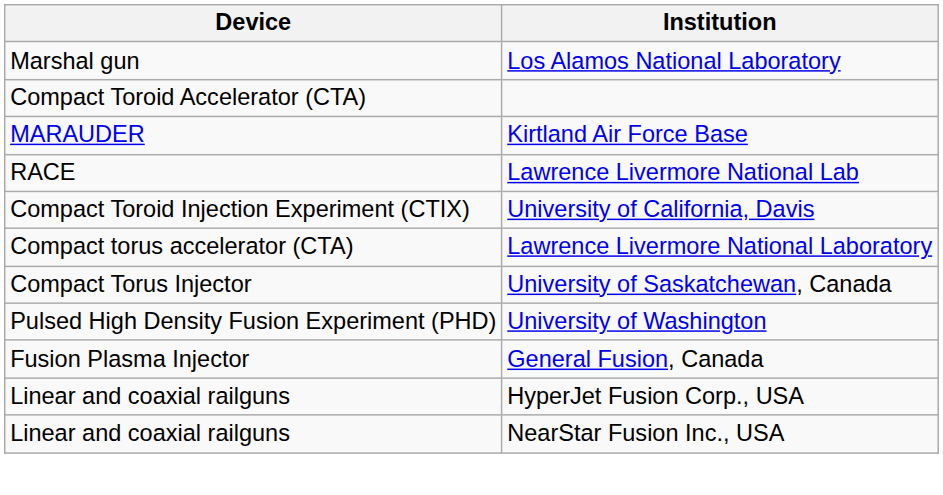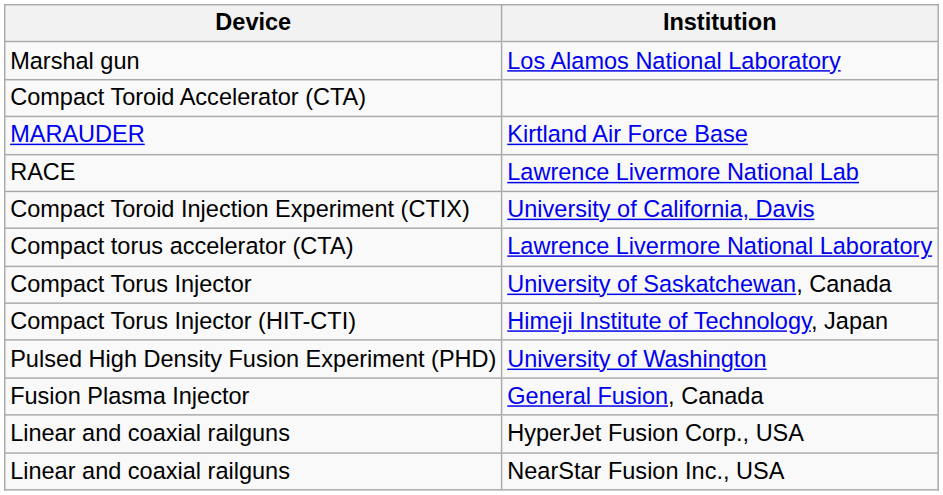+ row: (698, 321)
